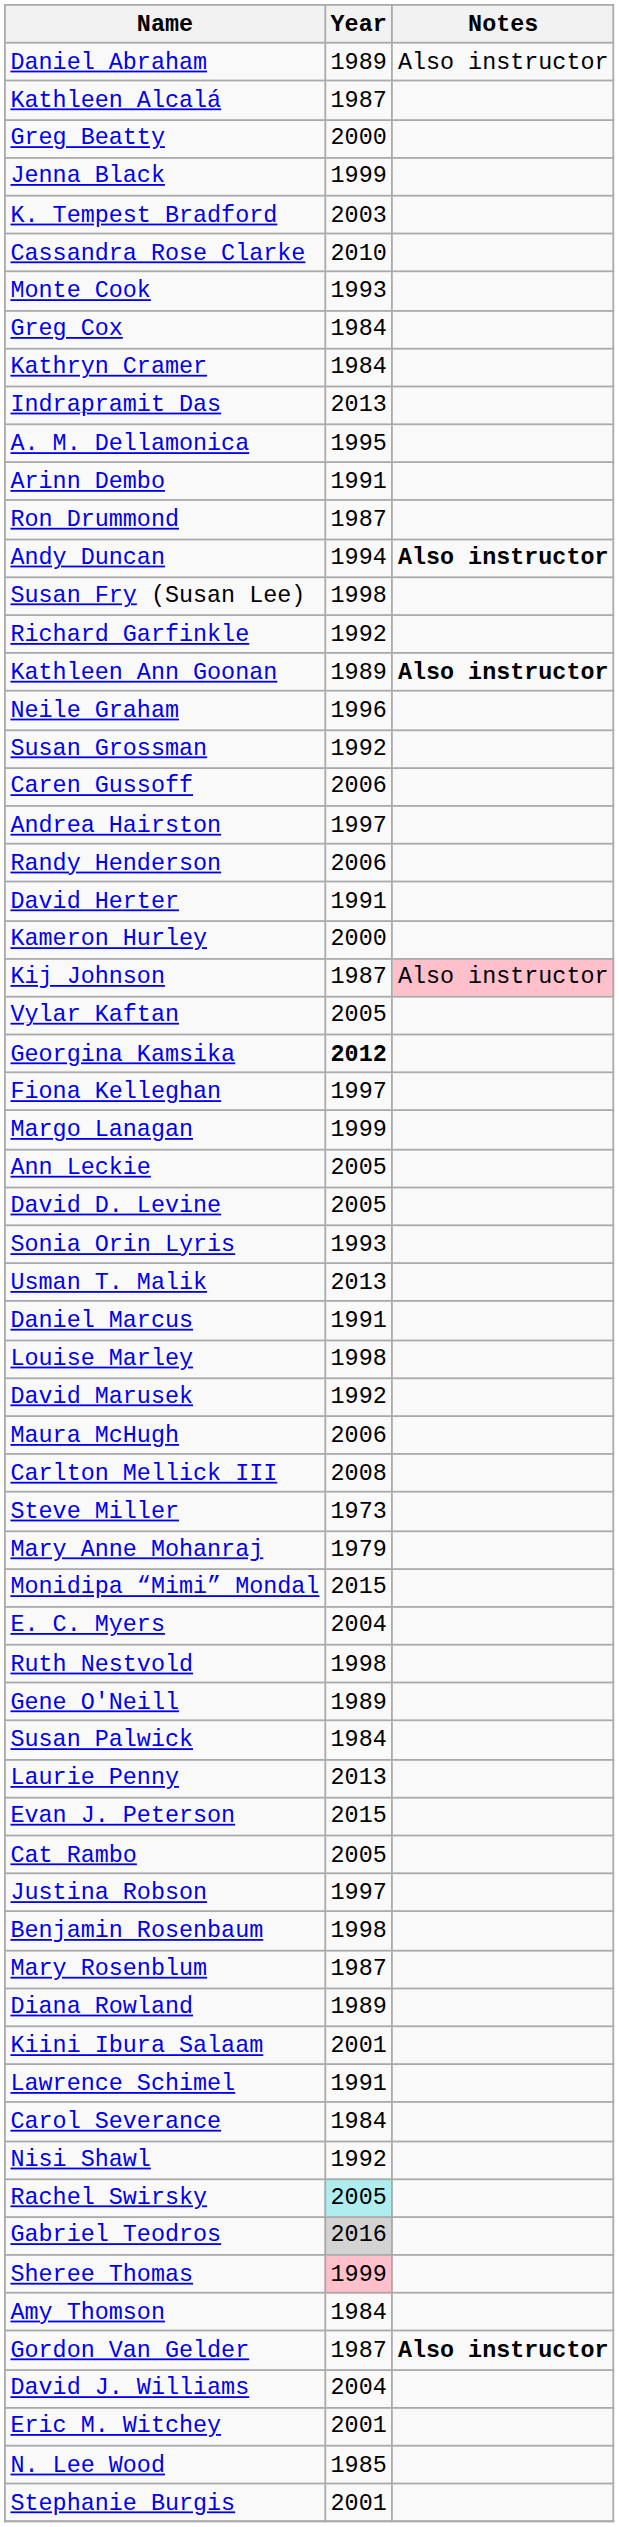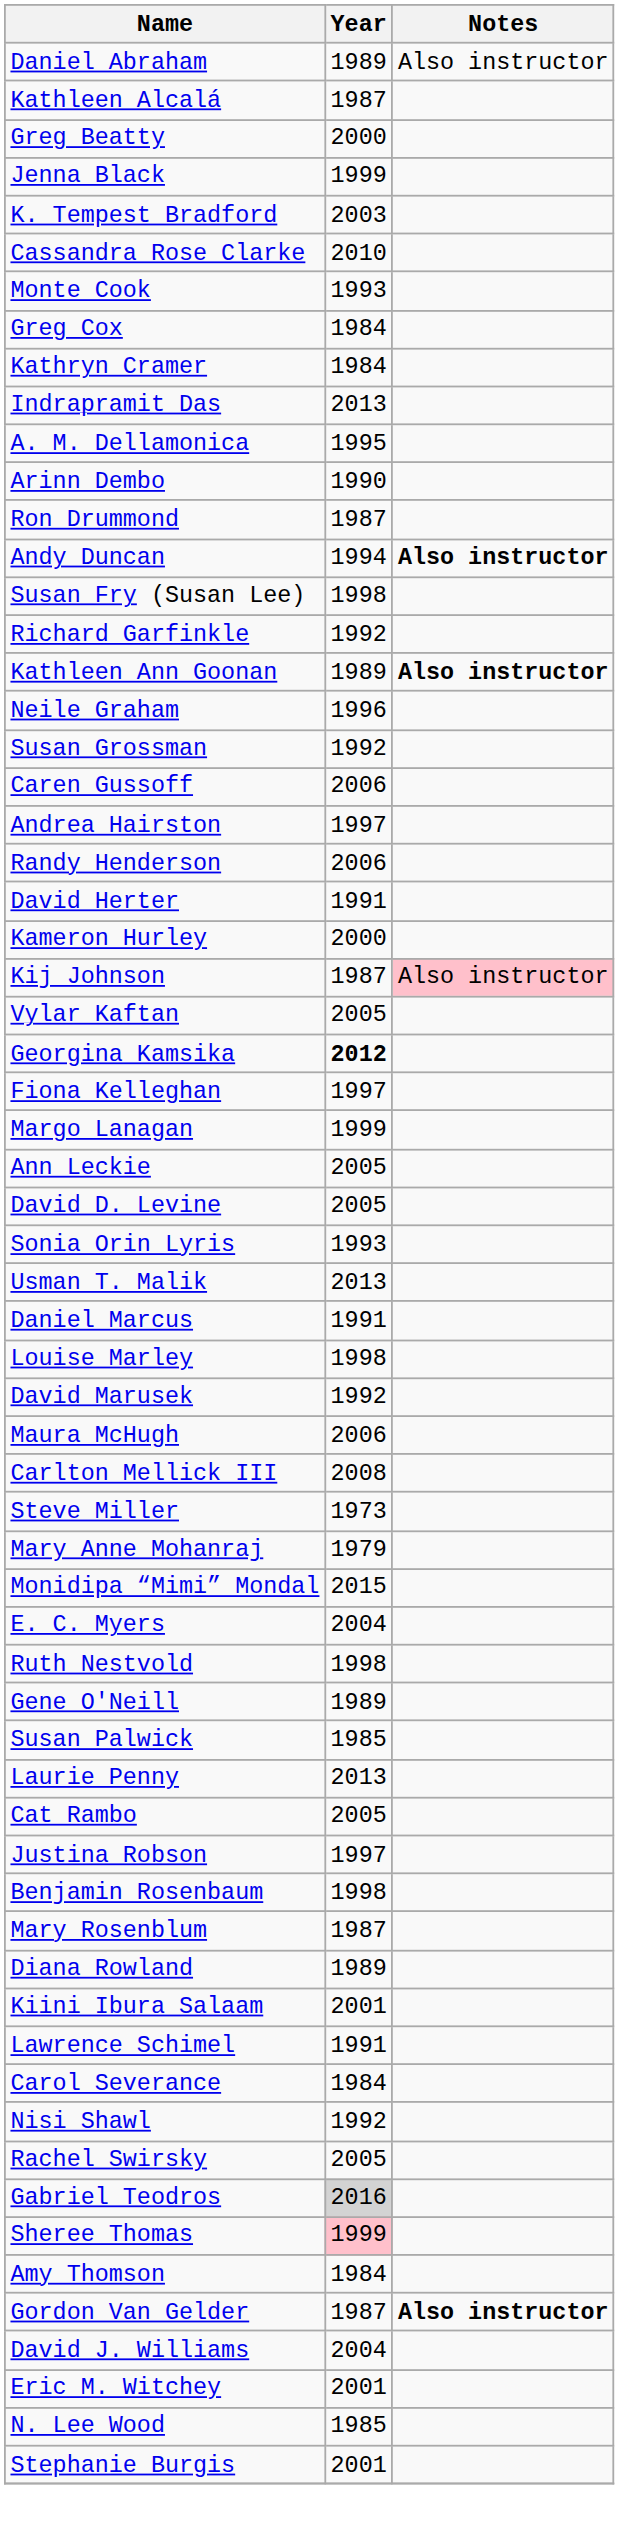(359, 482) 1991 -> (359, 482) 1990
(359, 1740) 1984 -> (359, 1740) 1985
- row: (123, 1816)
(359, 2198) paleturquoise background -> (359, 2160) no background
